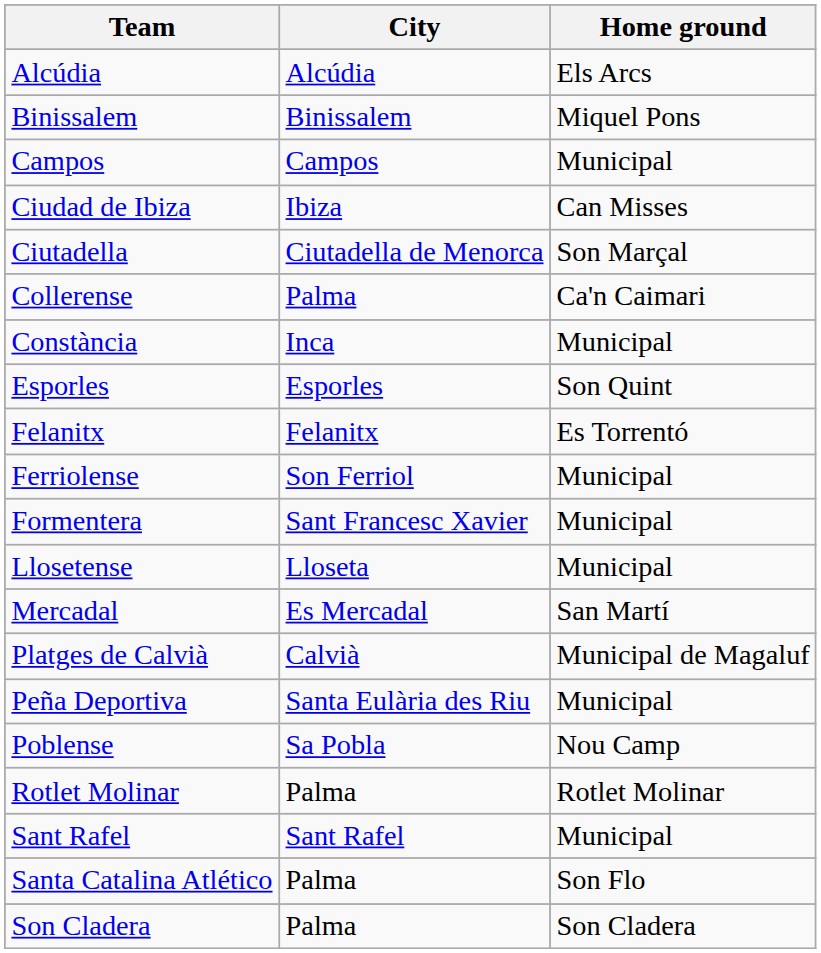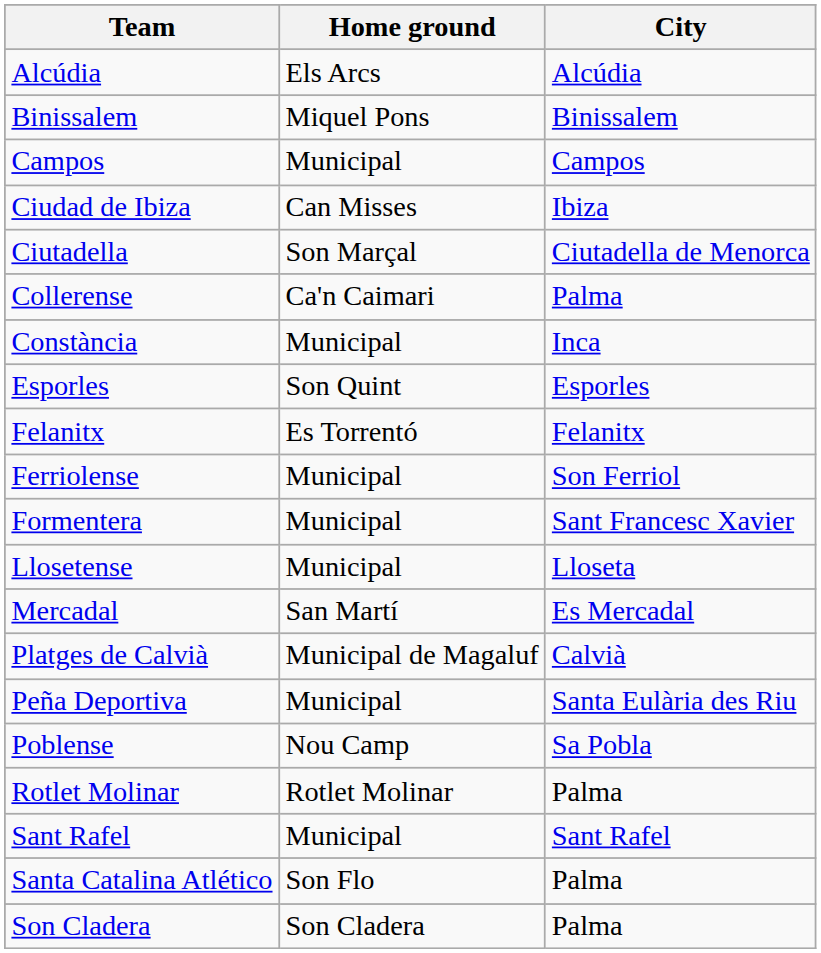columns swapped: (415, 26) <-> (683, 26)
